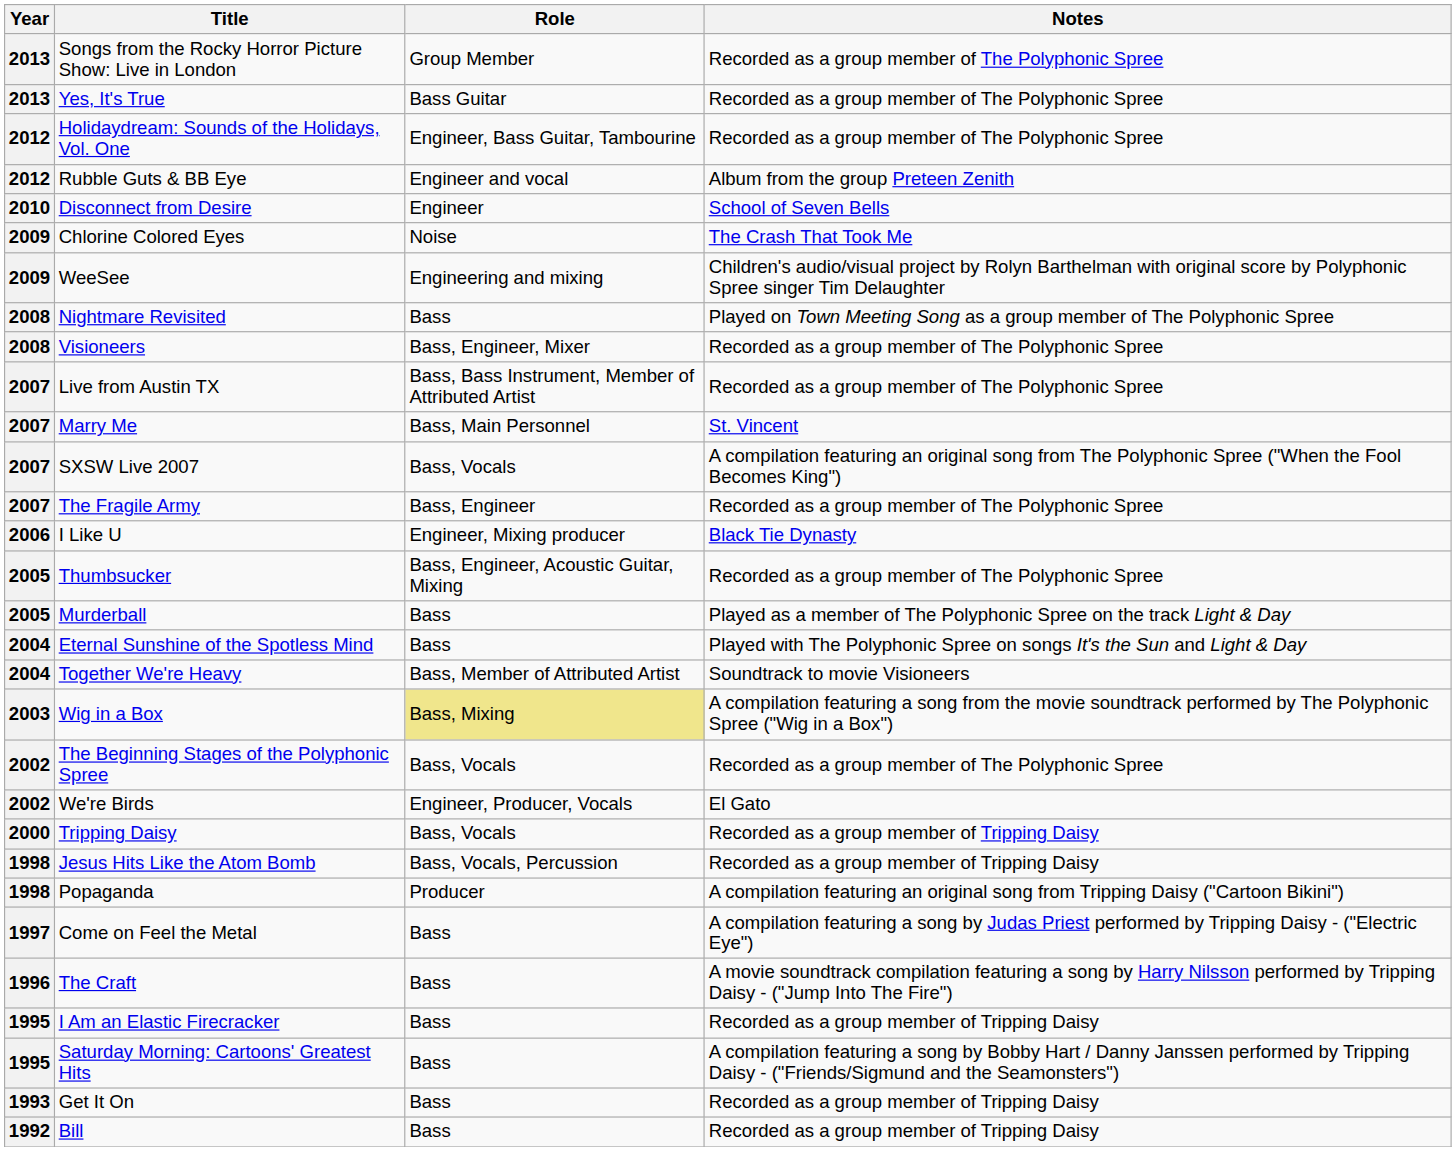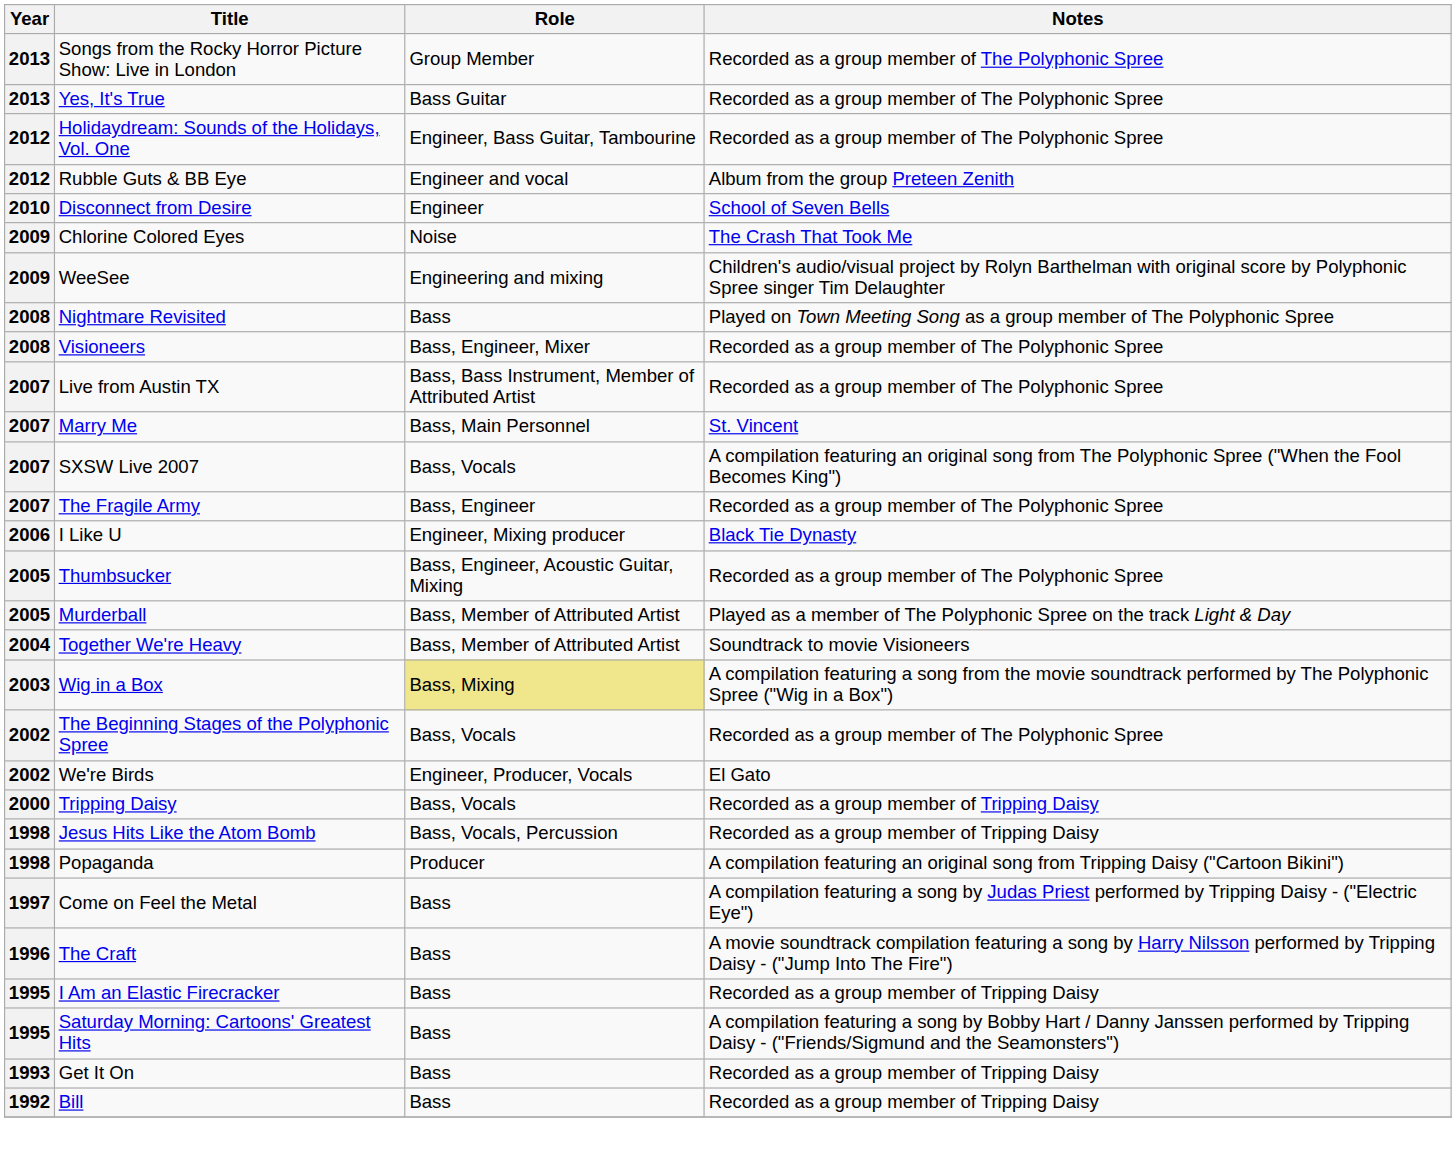(430, 615) Bass -> (545, 615) Bass, Member of Attributed Artist
- row: (216, 644)
